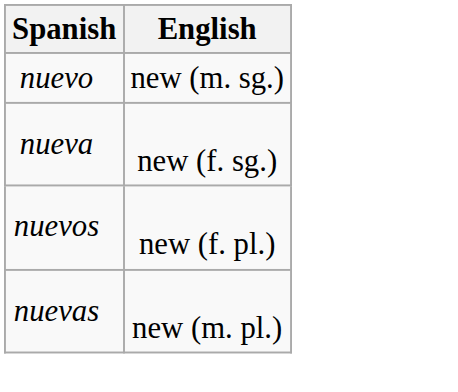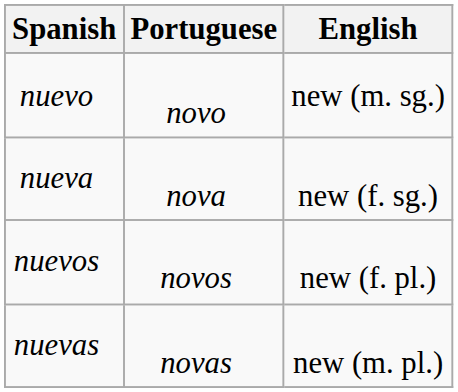+ column: (204, 28)
